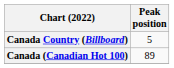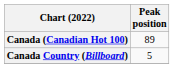rows swapped: (67, 55) <-> (67, 39)
